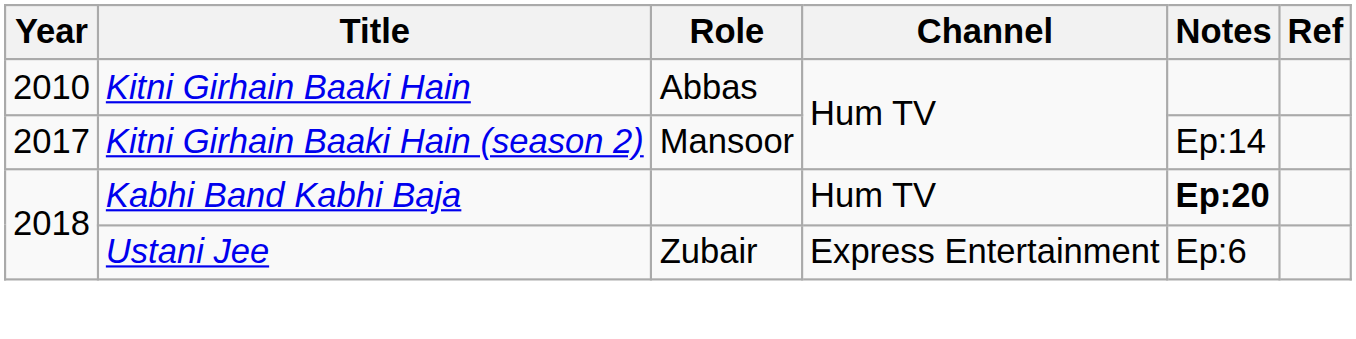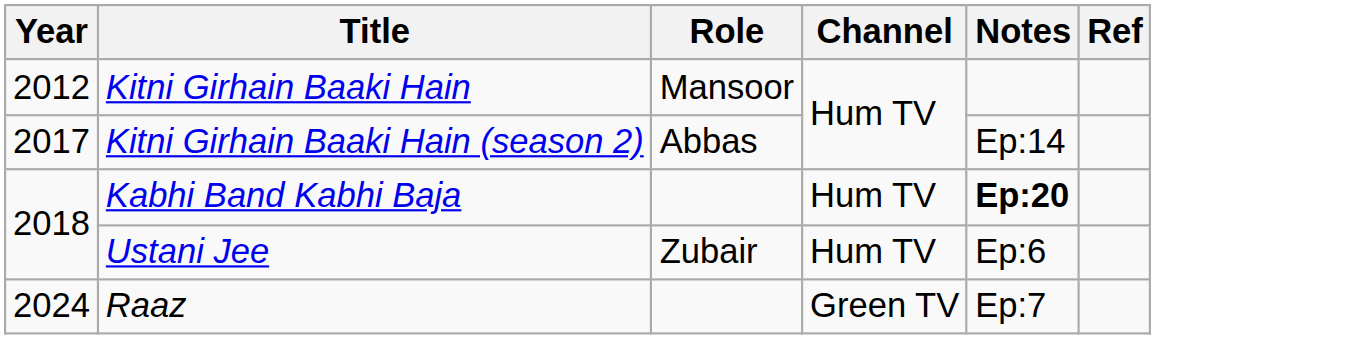(51, 86) 2010 -> (51, 86) 2012
(709, 86) Abbas -> (727, 86) Mansoor
(727, 141) Mansoor -> (709, 141) Abbas
(985, 251) Express Entertainment -> (873, 251) Hum TV
+ row: (146, 305)
